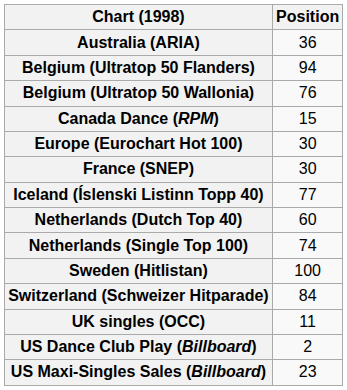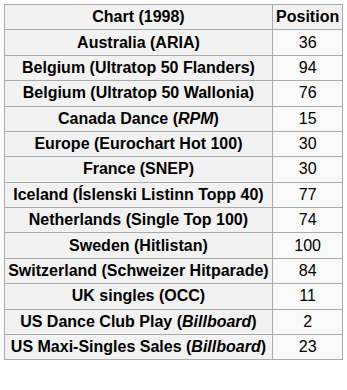- row: (138, 220)
